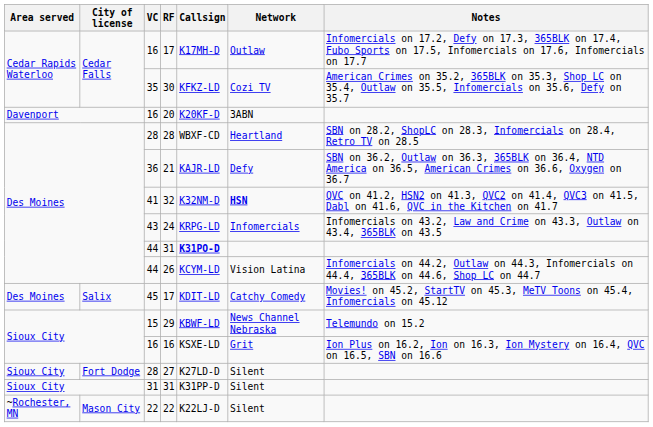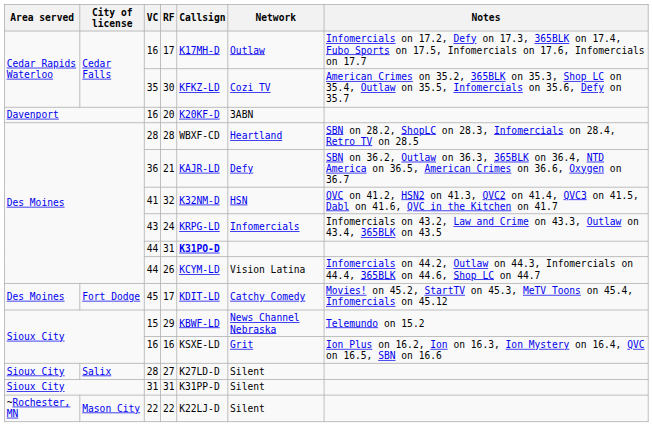(239, 201) bold -> (239, 201) normal
(97, 297) Salix -> (111, 297) Fort Dodge
(111, 371) Fort Dodge -> (97, 371) Salix
